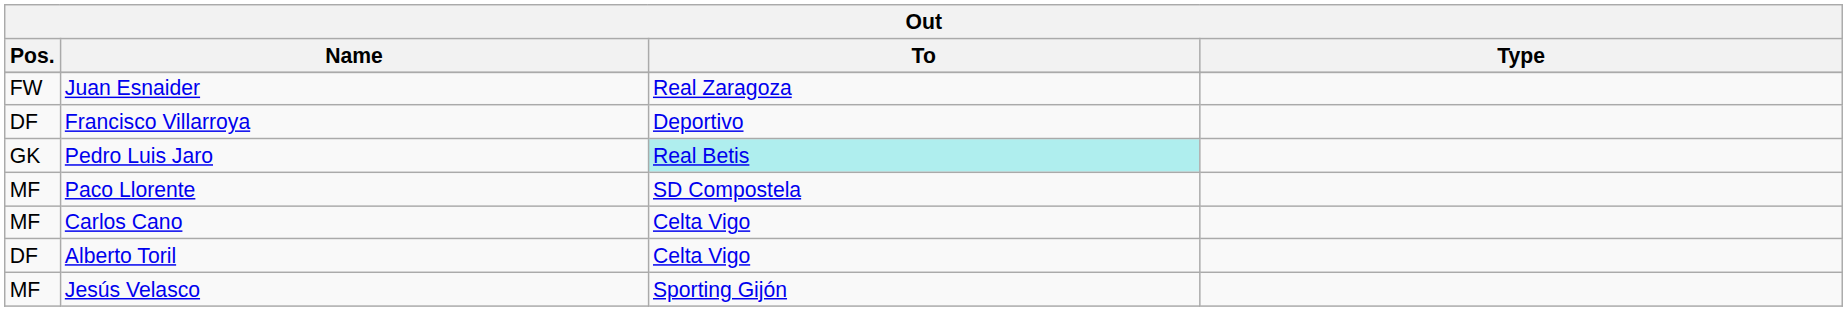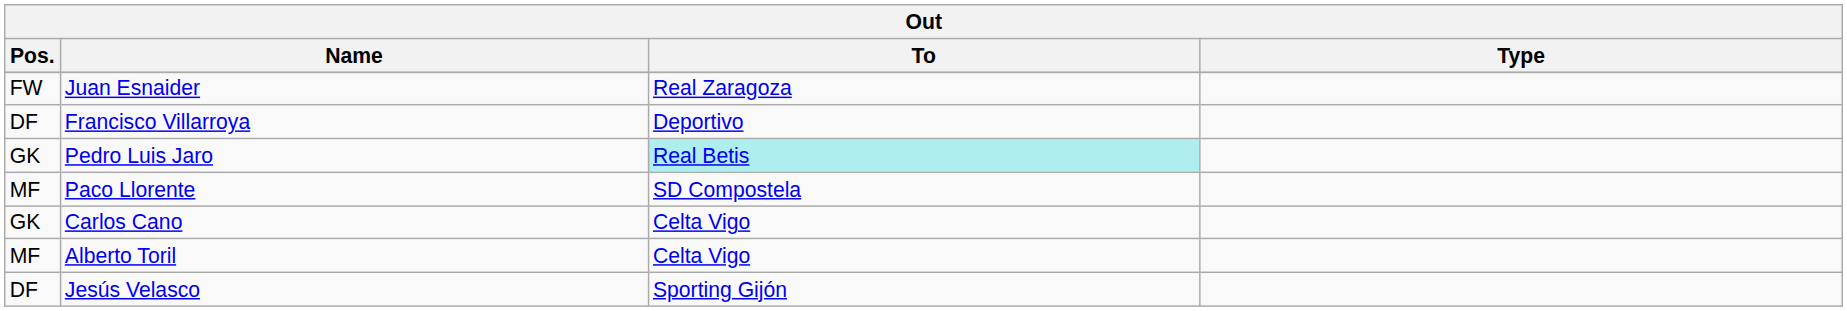(25, 223) MF -> (25, 223) GK
(24, 256) DF -> (25, 256) MF
(25, 289) MF -> (24, 289) DF
